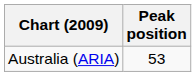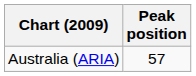(157, 58) 53 -> (157, 58) 57
